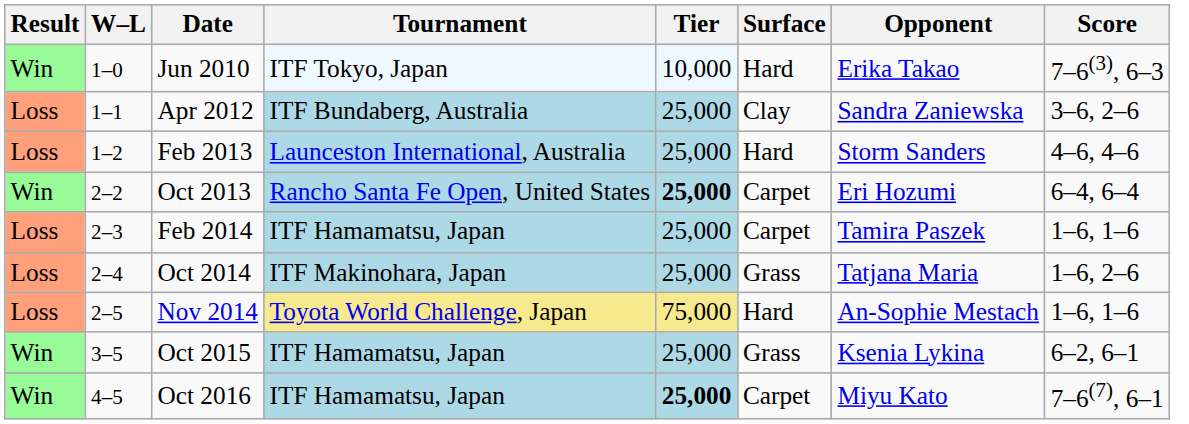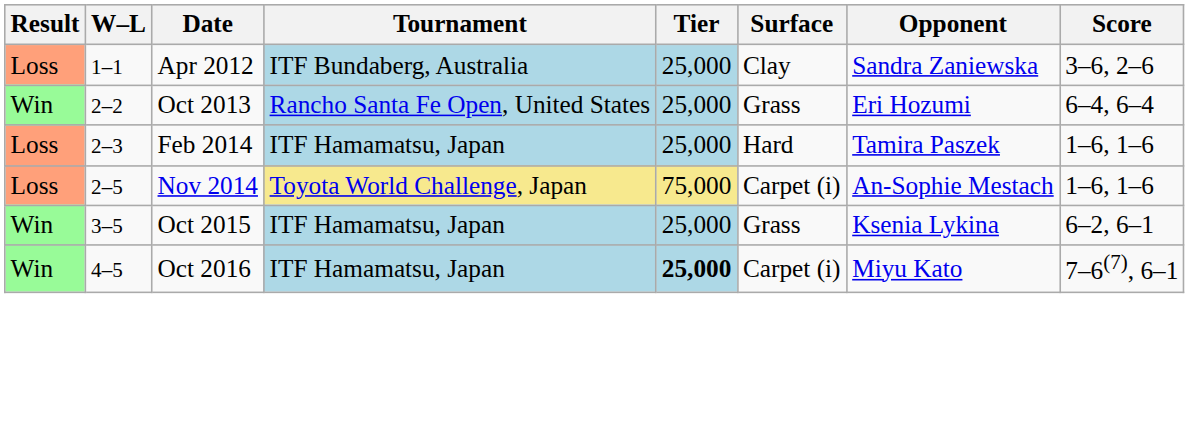- row: (204, 68)
- row: (205, 151)
(697, 191) bold -> (697, 104) normal
(777, 191) Carpet -> (772, 104) Grass
(777, 231) Carpet -> (768, 144) Hard
- row: (204, 271)
(768, 312) Hard -> (792, 184) Carpet (i)
(777, 395) Carpet -> (792, 268) Carpet (i)
